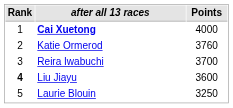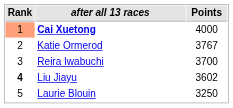(20, 30) no background -> (20, 30) lightsalmon background
(207, 46) 3760 -> (207, 46) 3767
(207, 78) 3600 -> (207, 78) 3602
